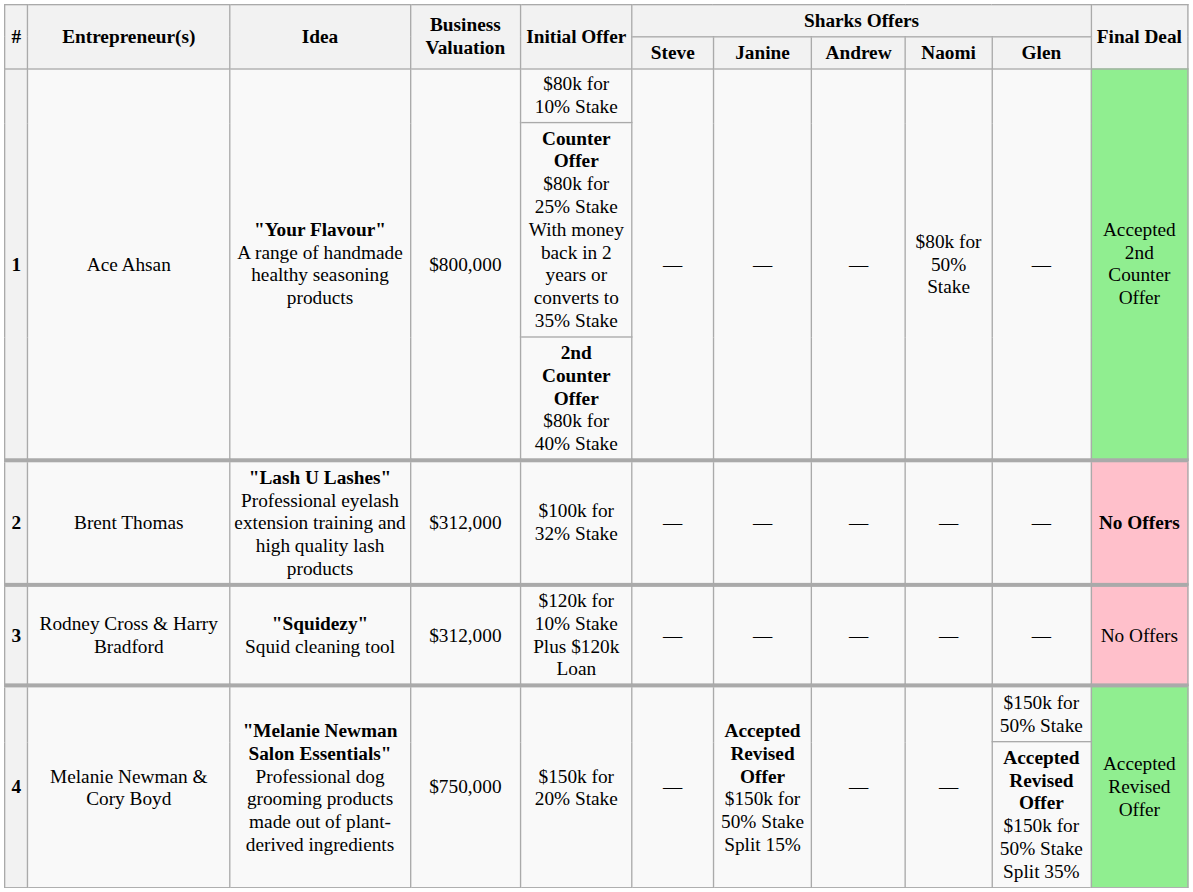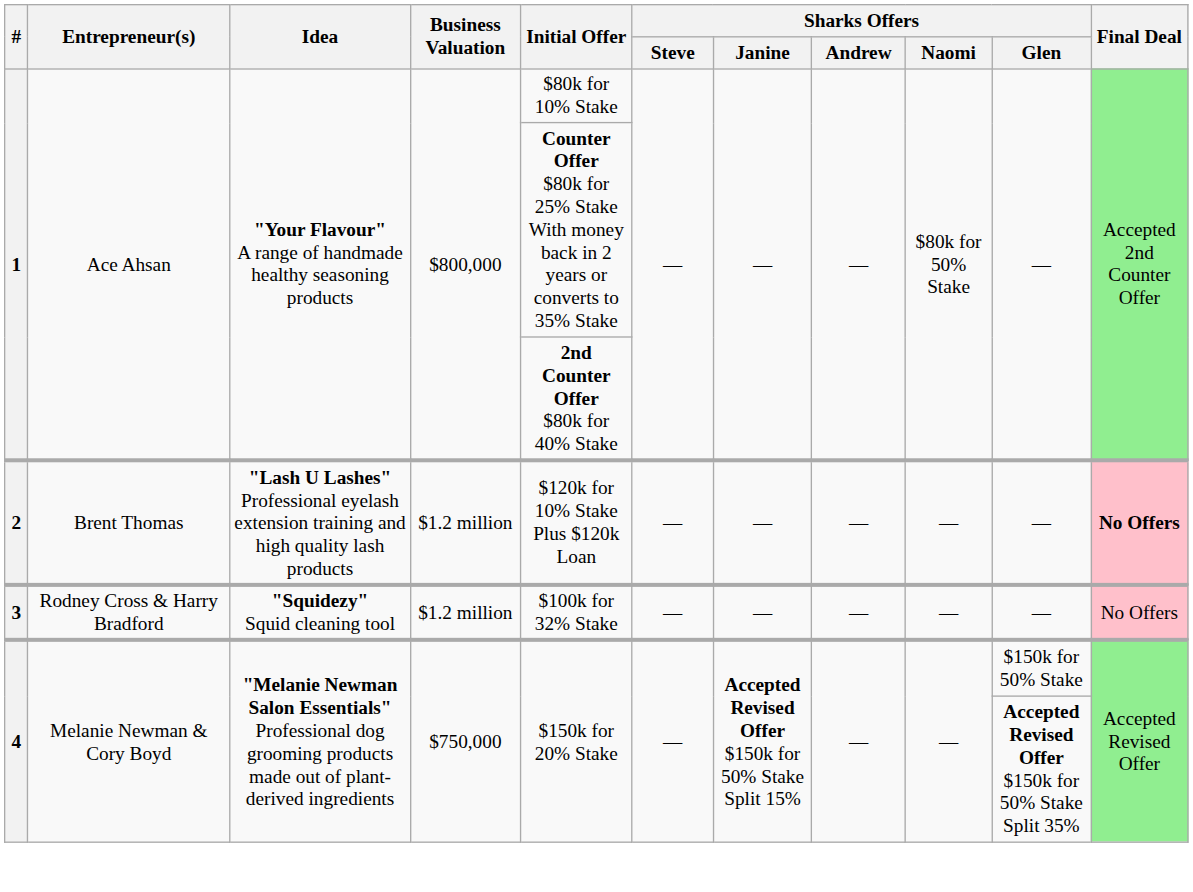(465, 522) $312,000 -> (465, 522) $1.2 million
(576, 522) $100k for 32% Stake -> (576, 522) $120k for 10% Stake Plus $120k Loan
(465, 635) $312,000 -> (465, 613) $1.2 million
(576, 635) $120k for 10% Stake Plus $120k Loan -> (576, 613) $100k for 32% Stake
